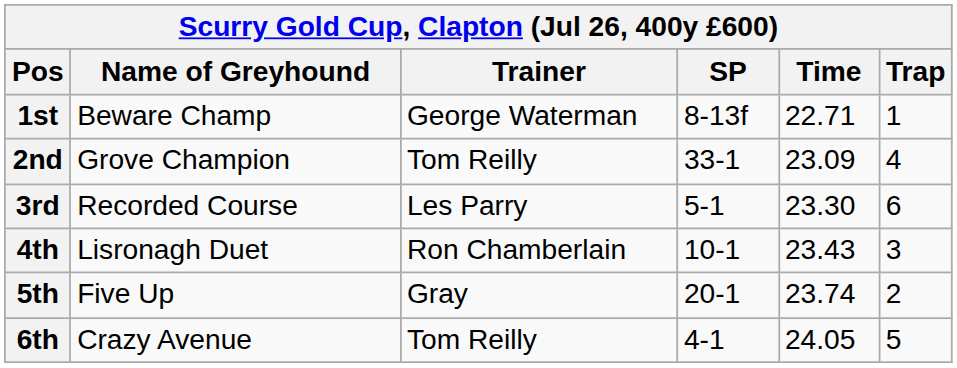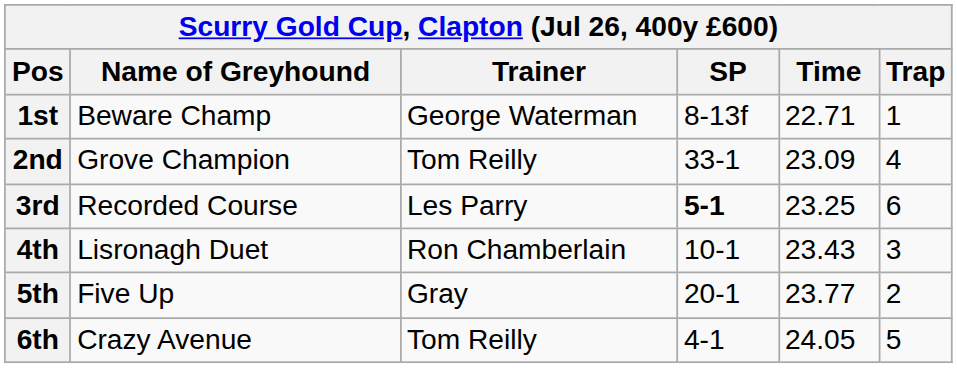(704, 205) normal -> (704, 205) bold
(820, 205) 23.30 -> (820, 205) 23.25
(820, 294) 23.74 -> (820, 294) 23.77
